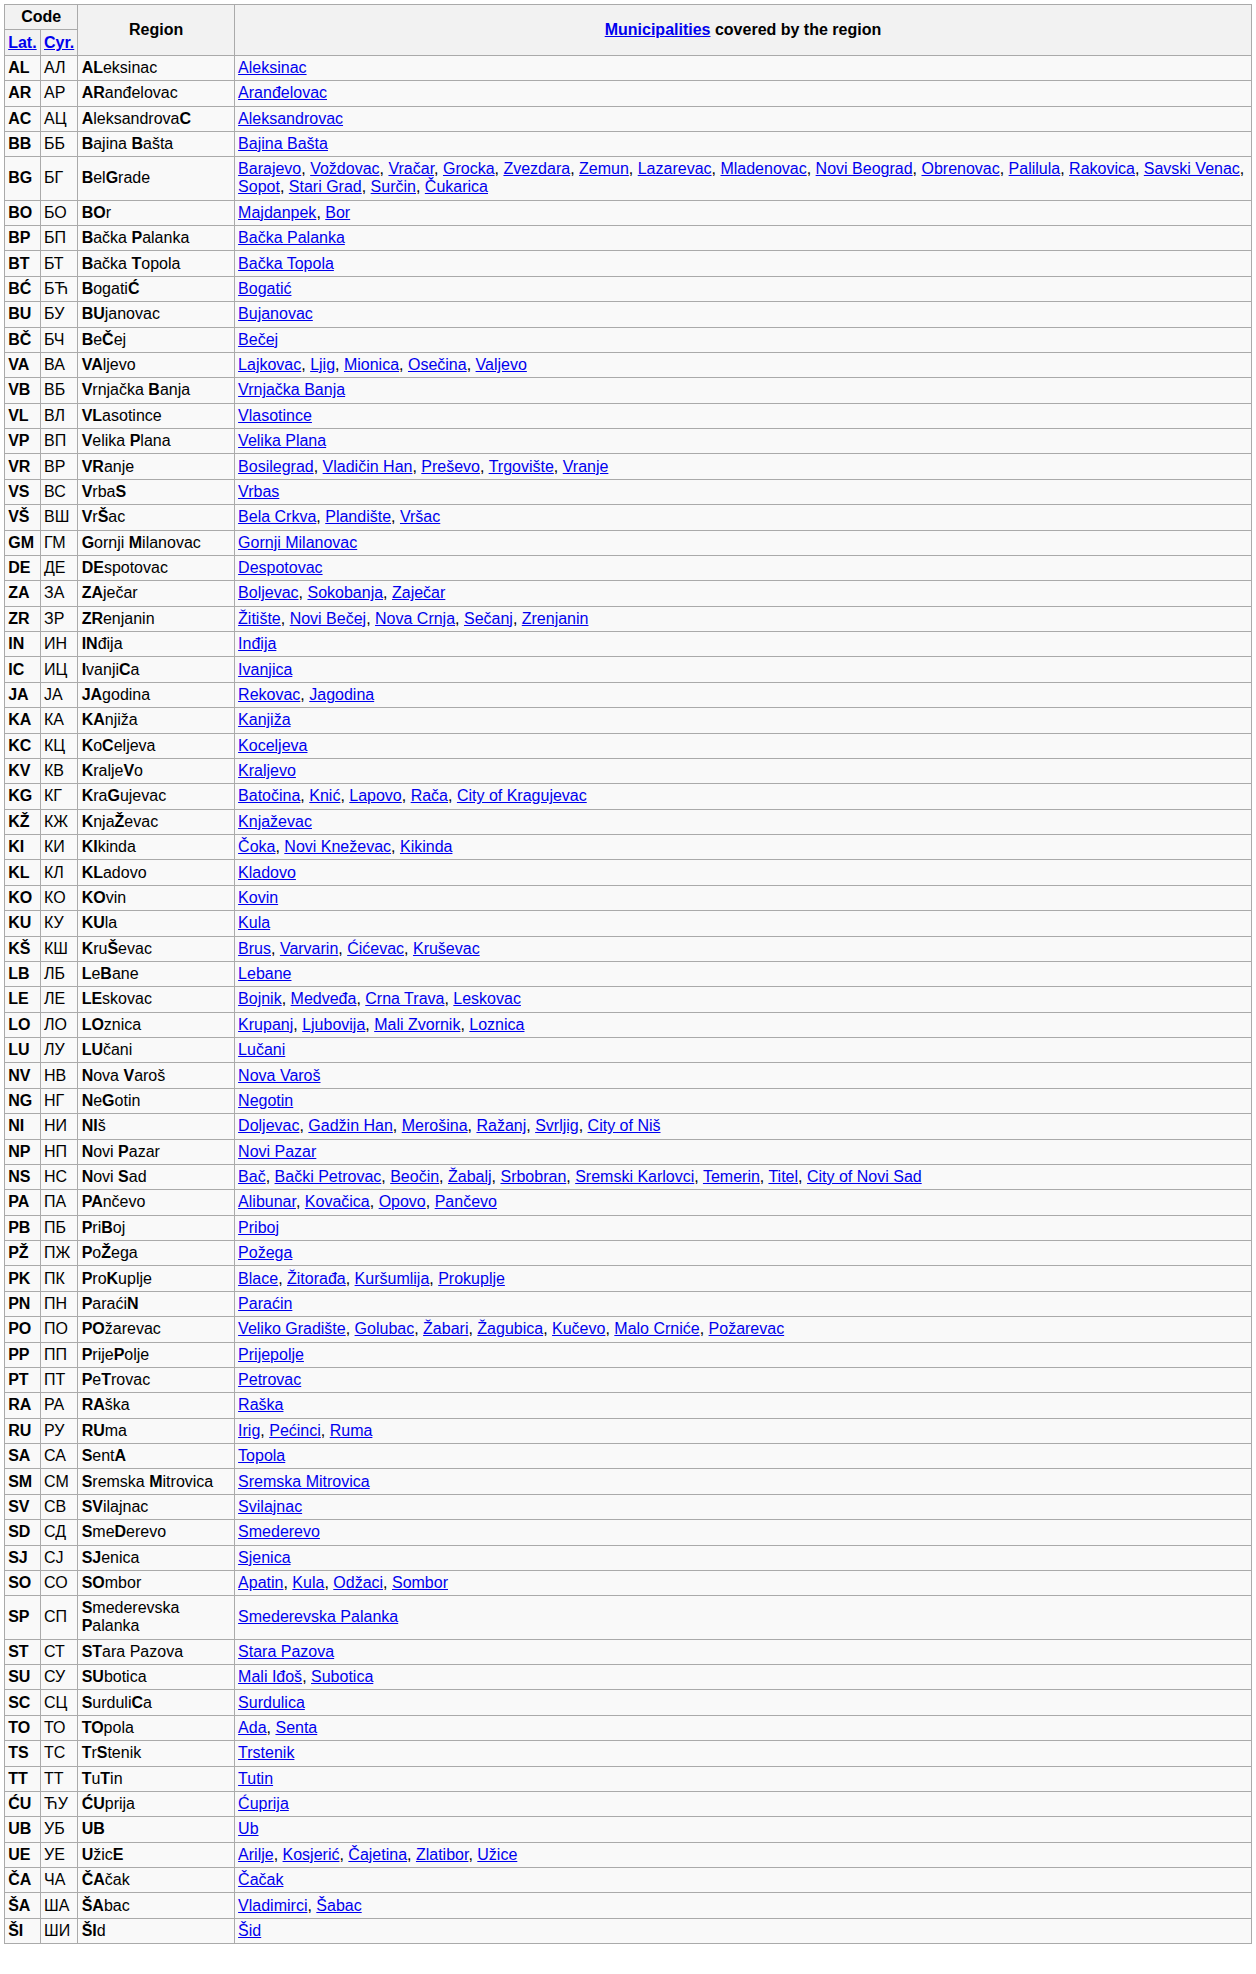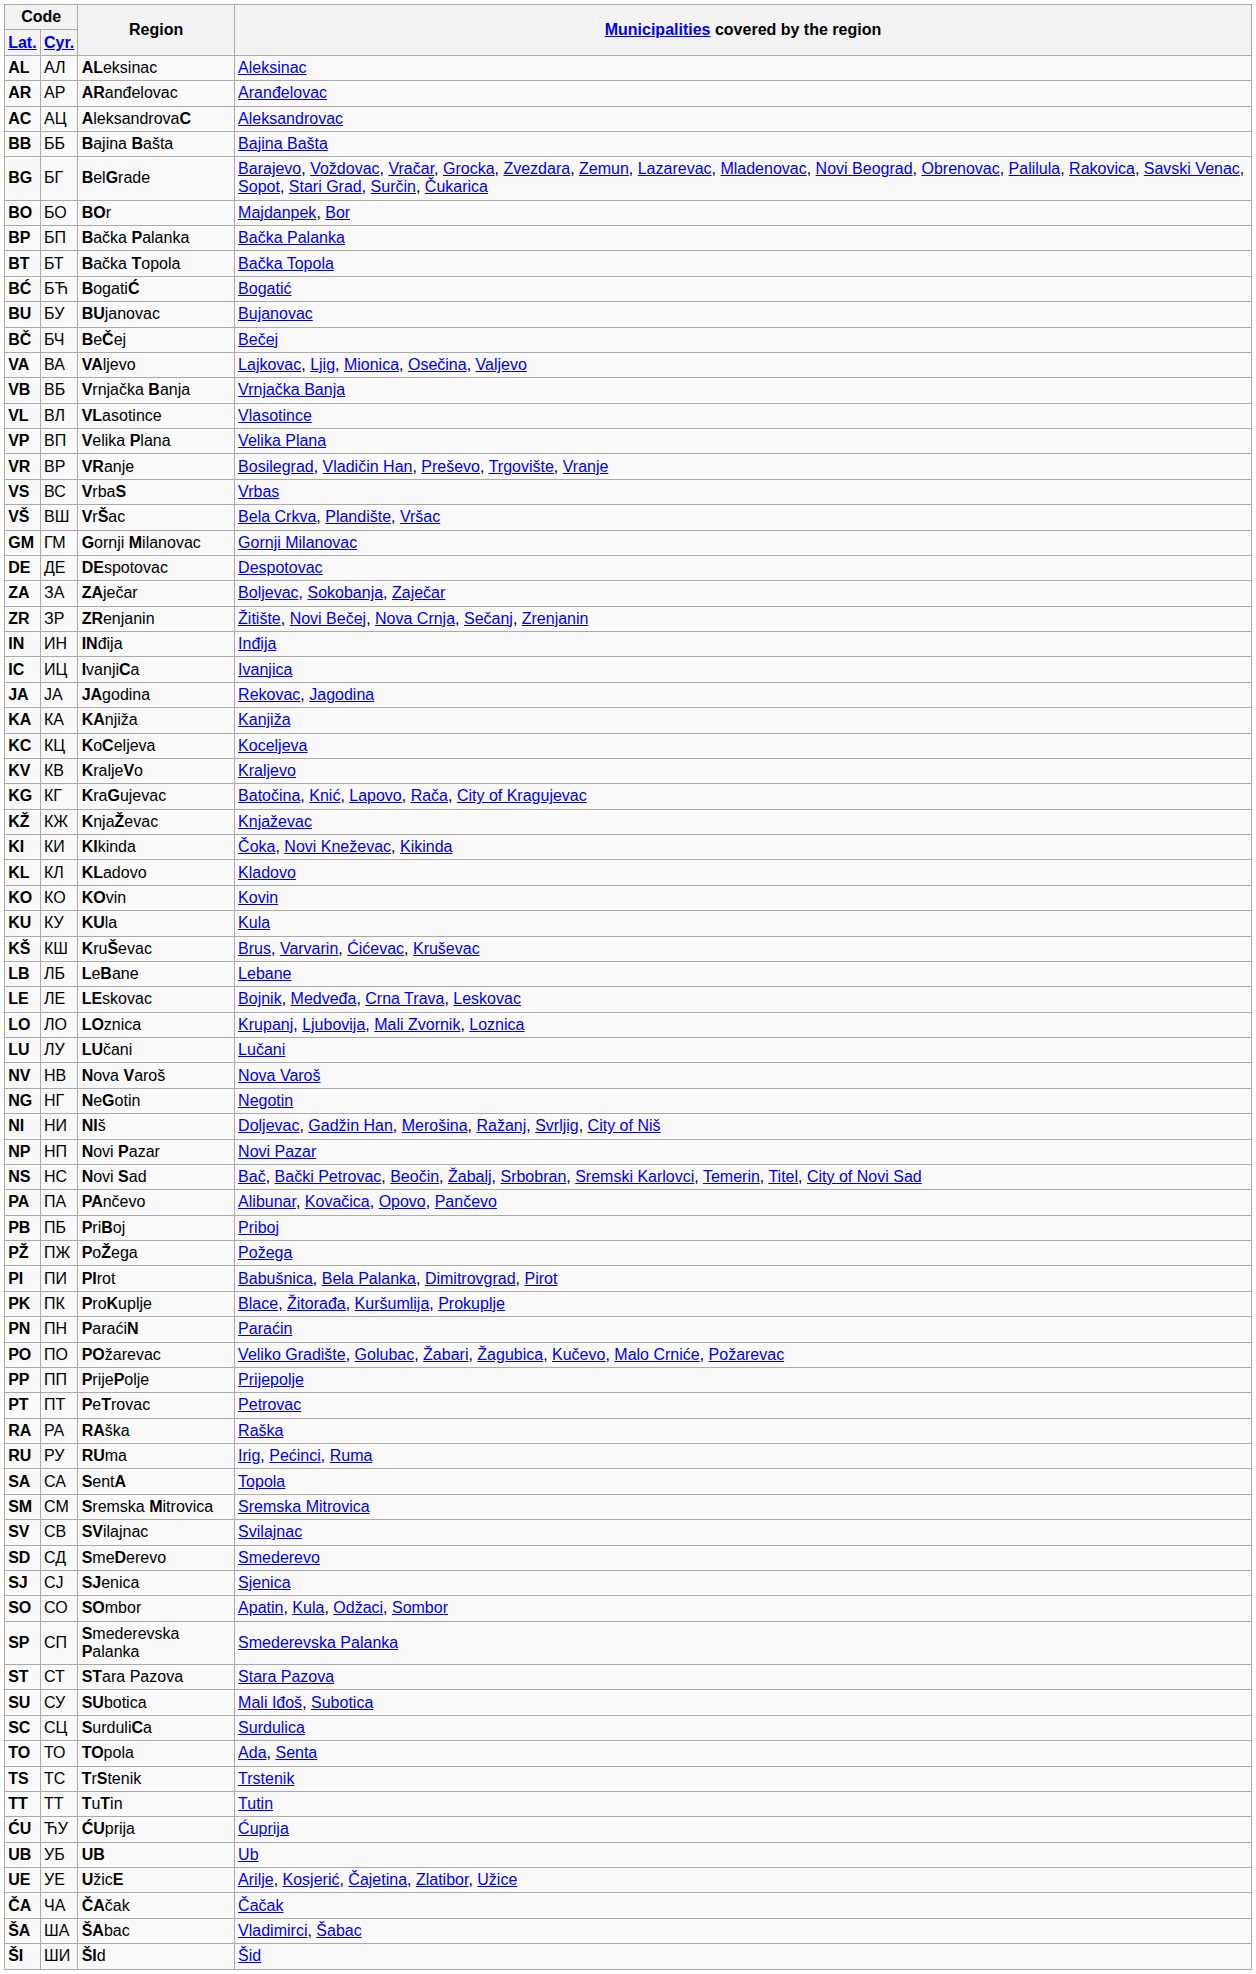+ row: (16, 1278)
